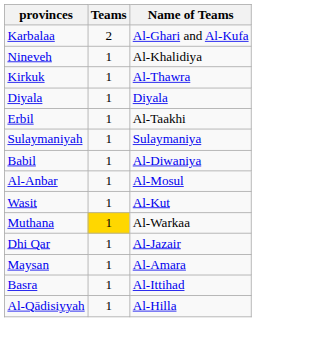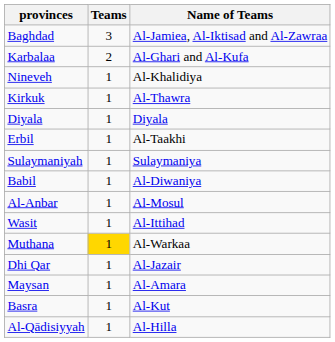+ row: (31, 35)
(151, 202) Al-Kut -> (159, 222) Al-Ittihad
(159, 285) Al-Ittihad -> (151, 306) Al-Kut
